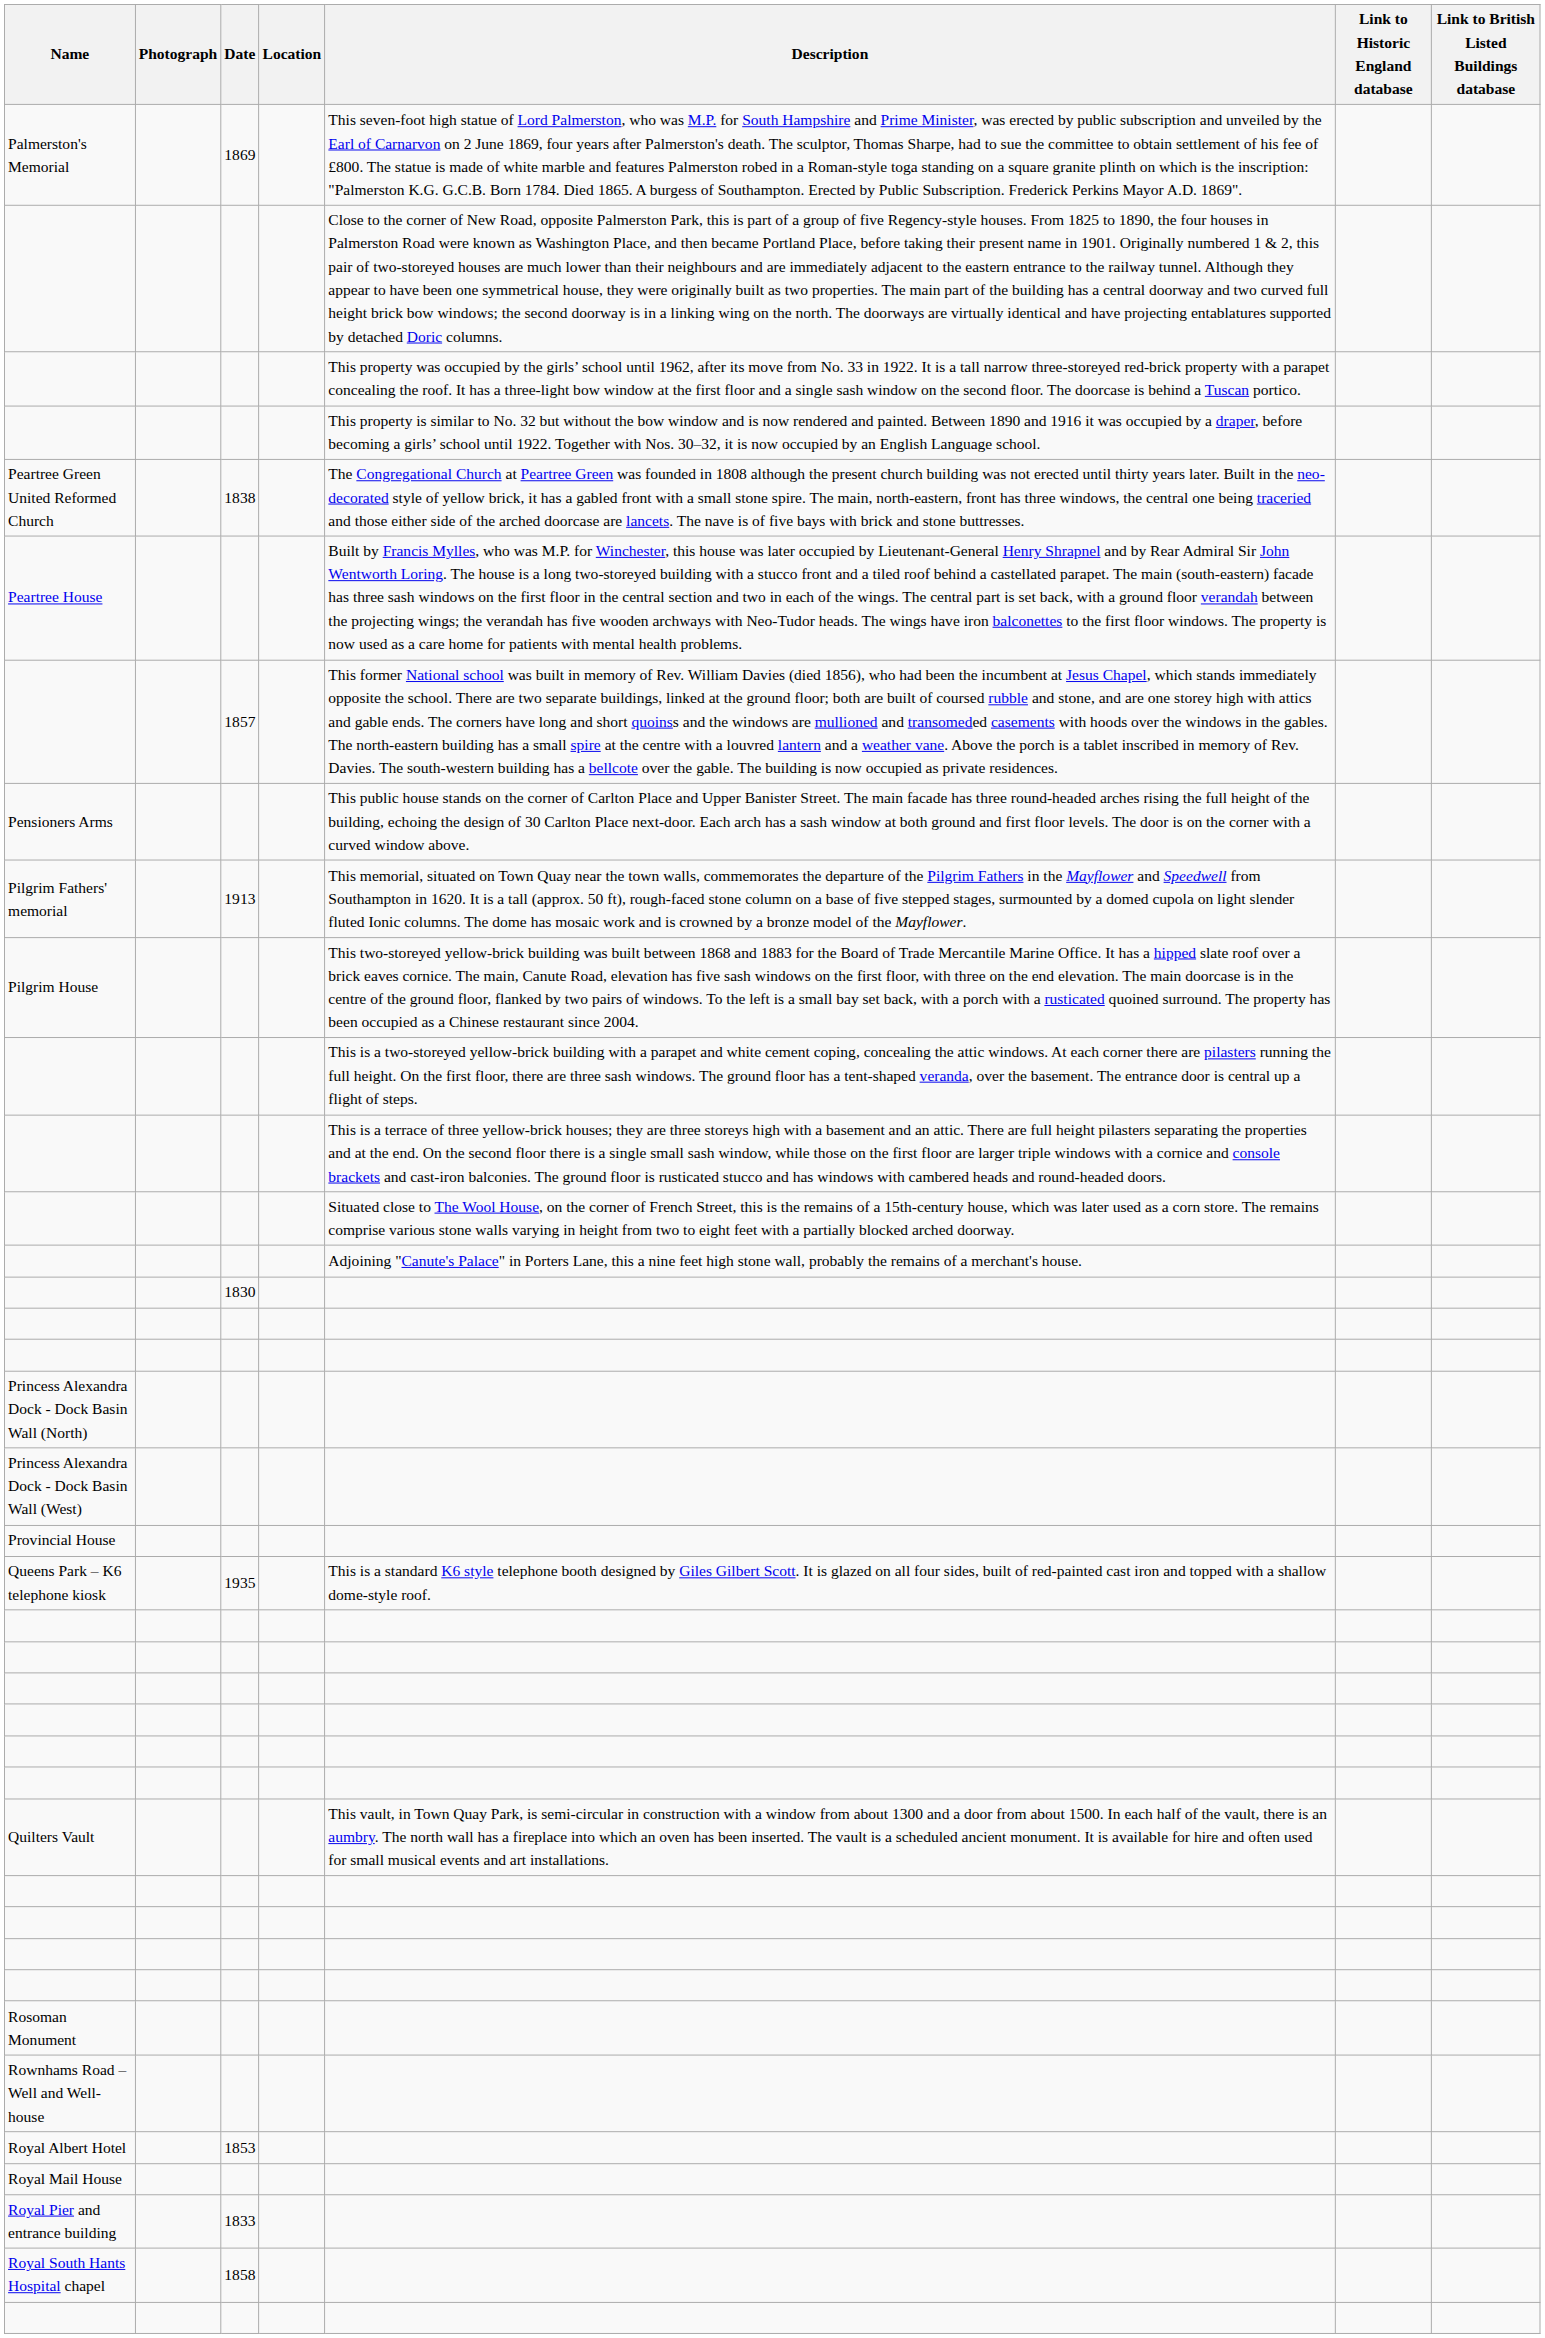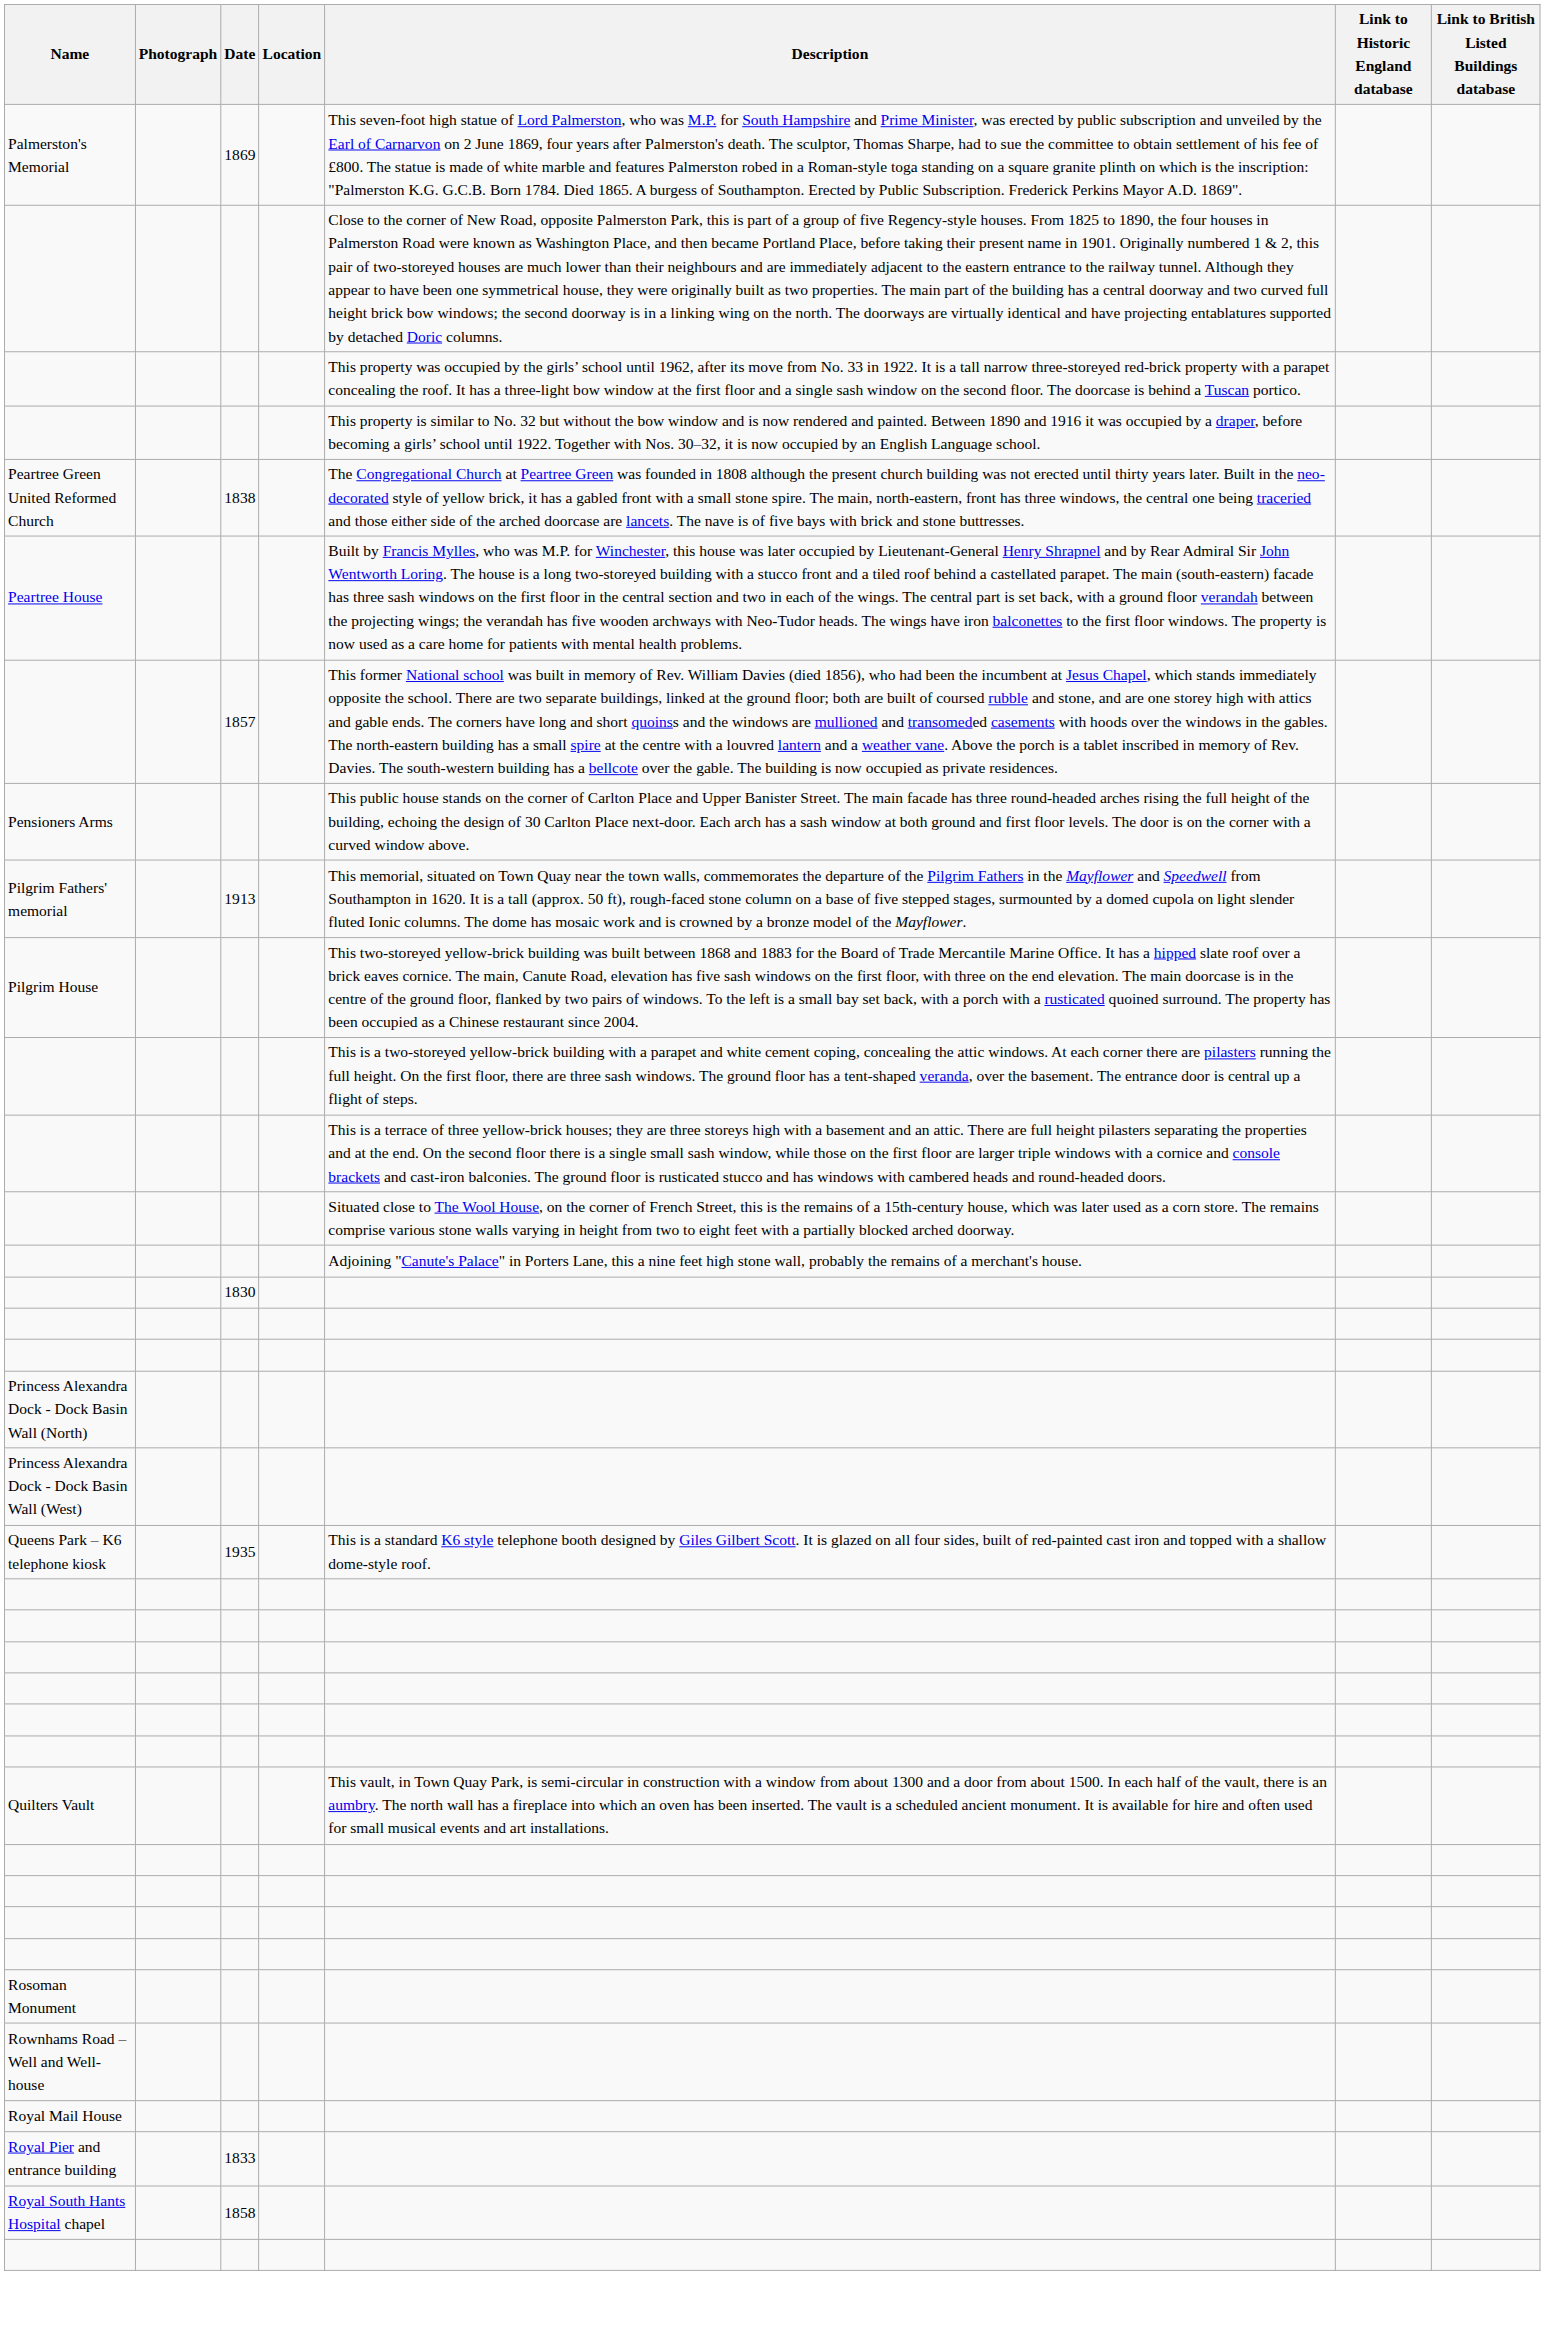- row: (62, 1540)
- row: (67, 2147)
